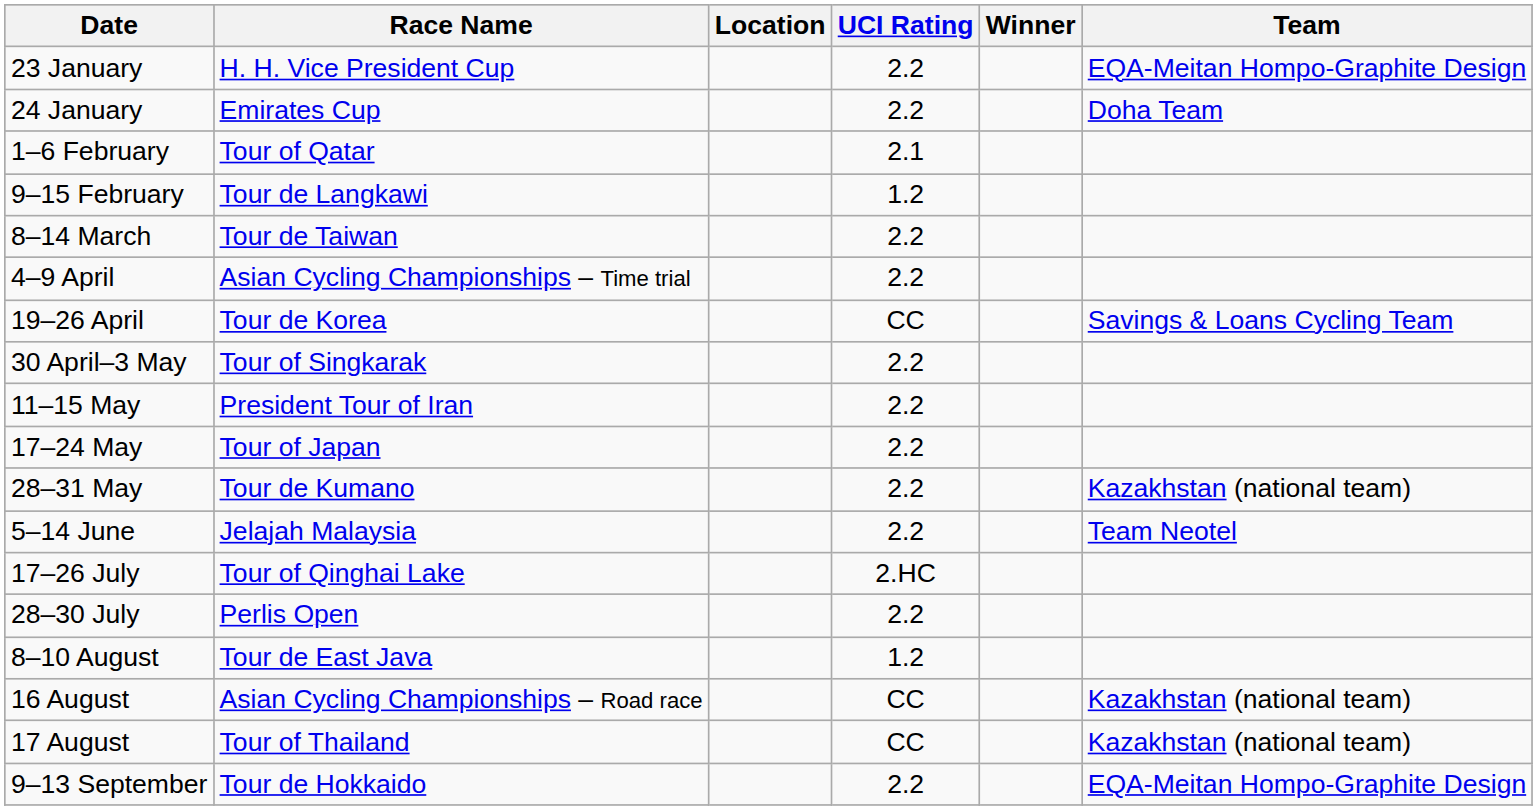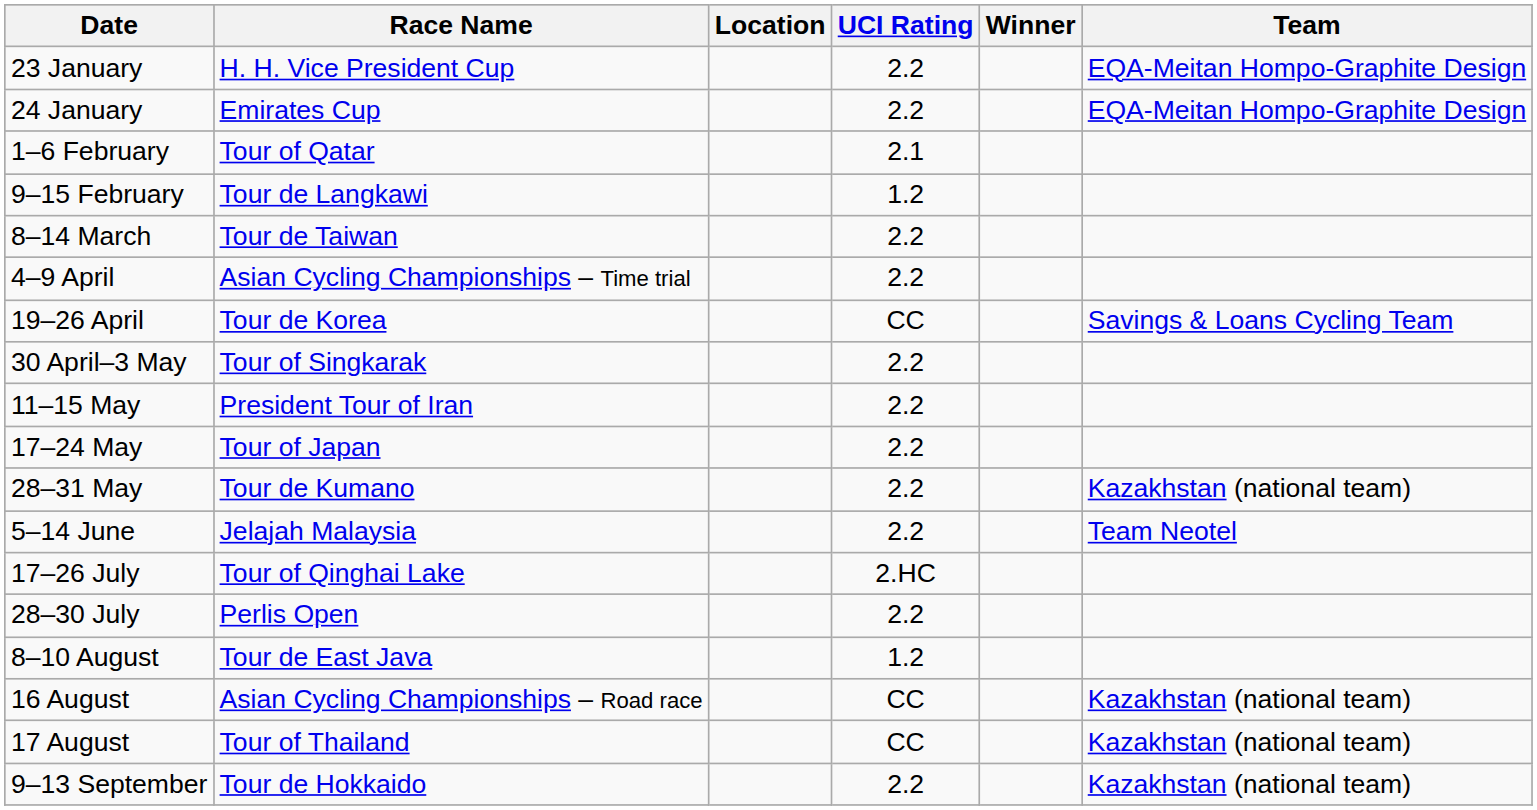(1155, 109) Doha Team -> (1307, 109) EQA-Meitan Hompo-Graphite Design
(1307, 783) EQA-Meitan Hompo-Graphite Design -> (1249, 783) Kazakhstan (national team)
